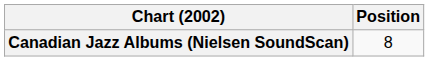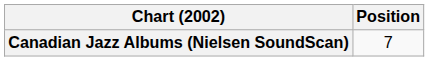(388, 42) 8 -> (388, 42) 7
